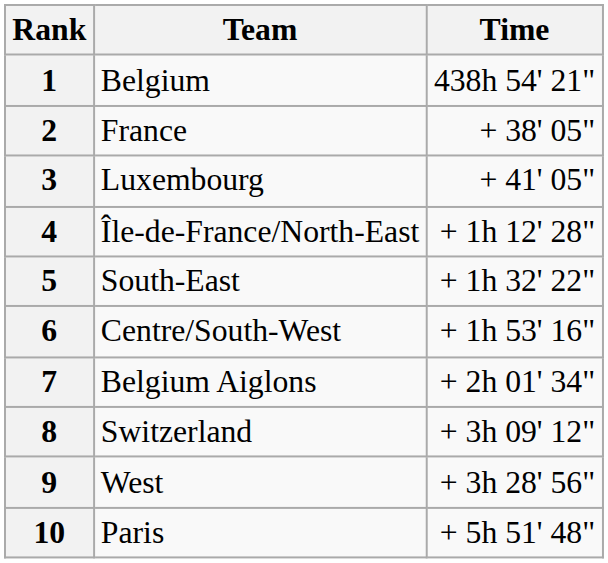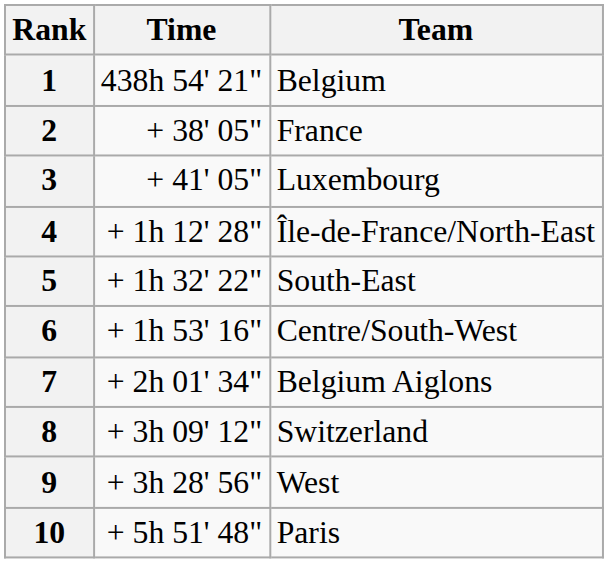columns swapped: (260, 29) <-> (514, 29)
